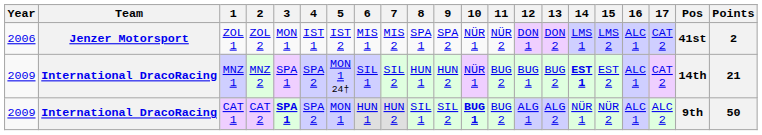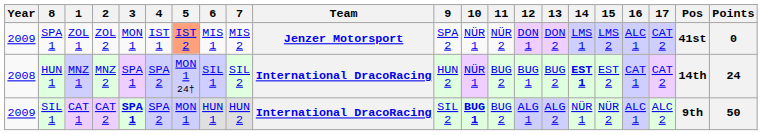columns swapped: (129, 14) <-> (421, 14)
(21, 39) 2006 -> (21, 39) 2009
(340, 39) no background -> (186, 39) lightsalmon background
(733, 39) 2 -> (733, 39) 0
(21, 76) 2009 -> (21, 76) 2008
(635, 76) ALC 1 -> (635, 76) CAT 1
(733, 76) 21 -> (733, 76) 24
